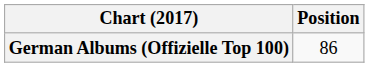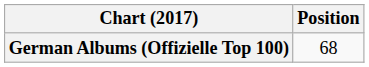(328, 47) 86 -> (328, 47) 68
